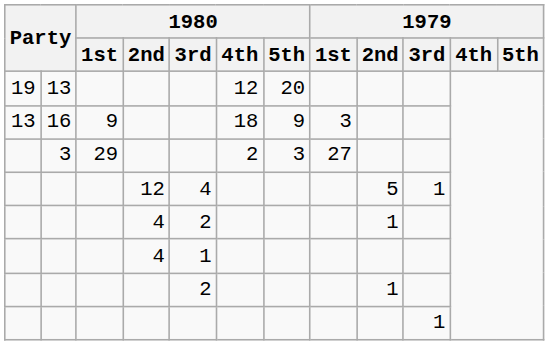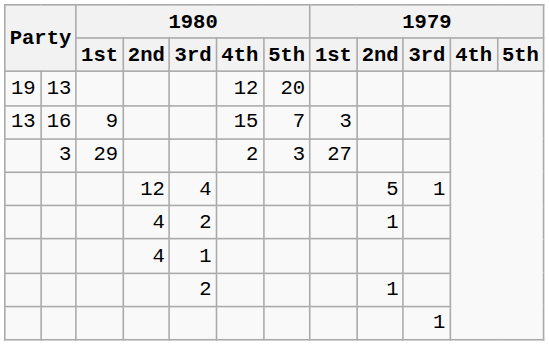(246, 122) 18 -> (246, 122) 15
(299, 122) 9 -> (299, 122) 7
